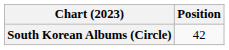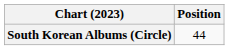(199, 34) 42 -> (199, 34) 44
